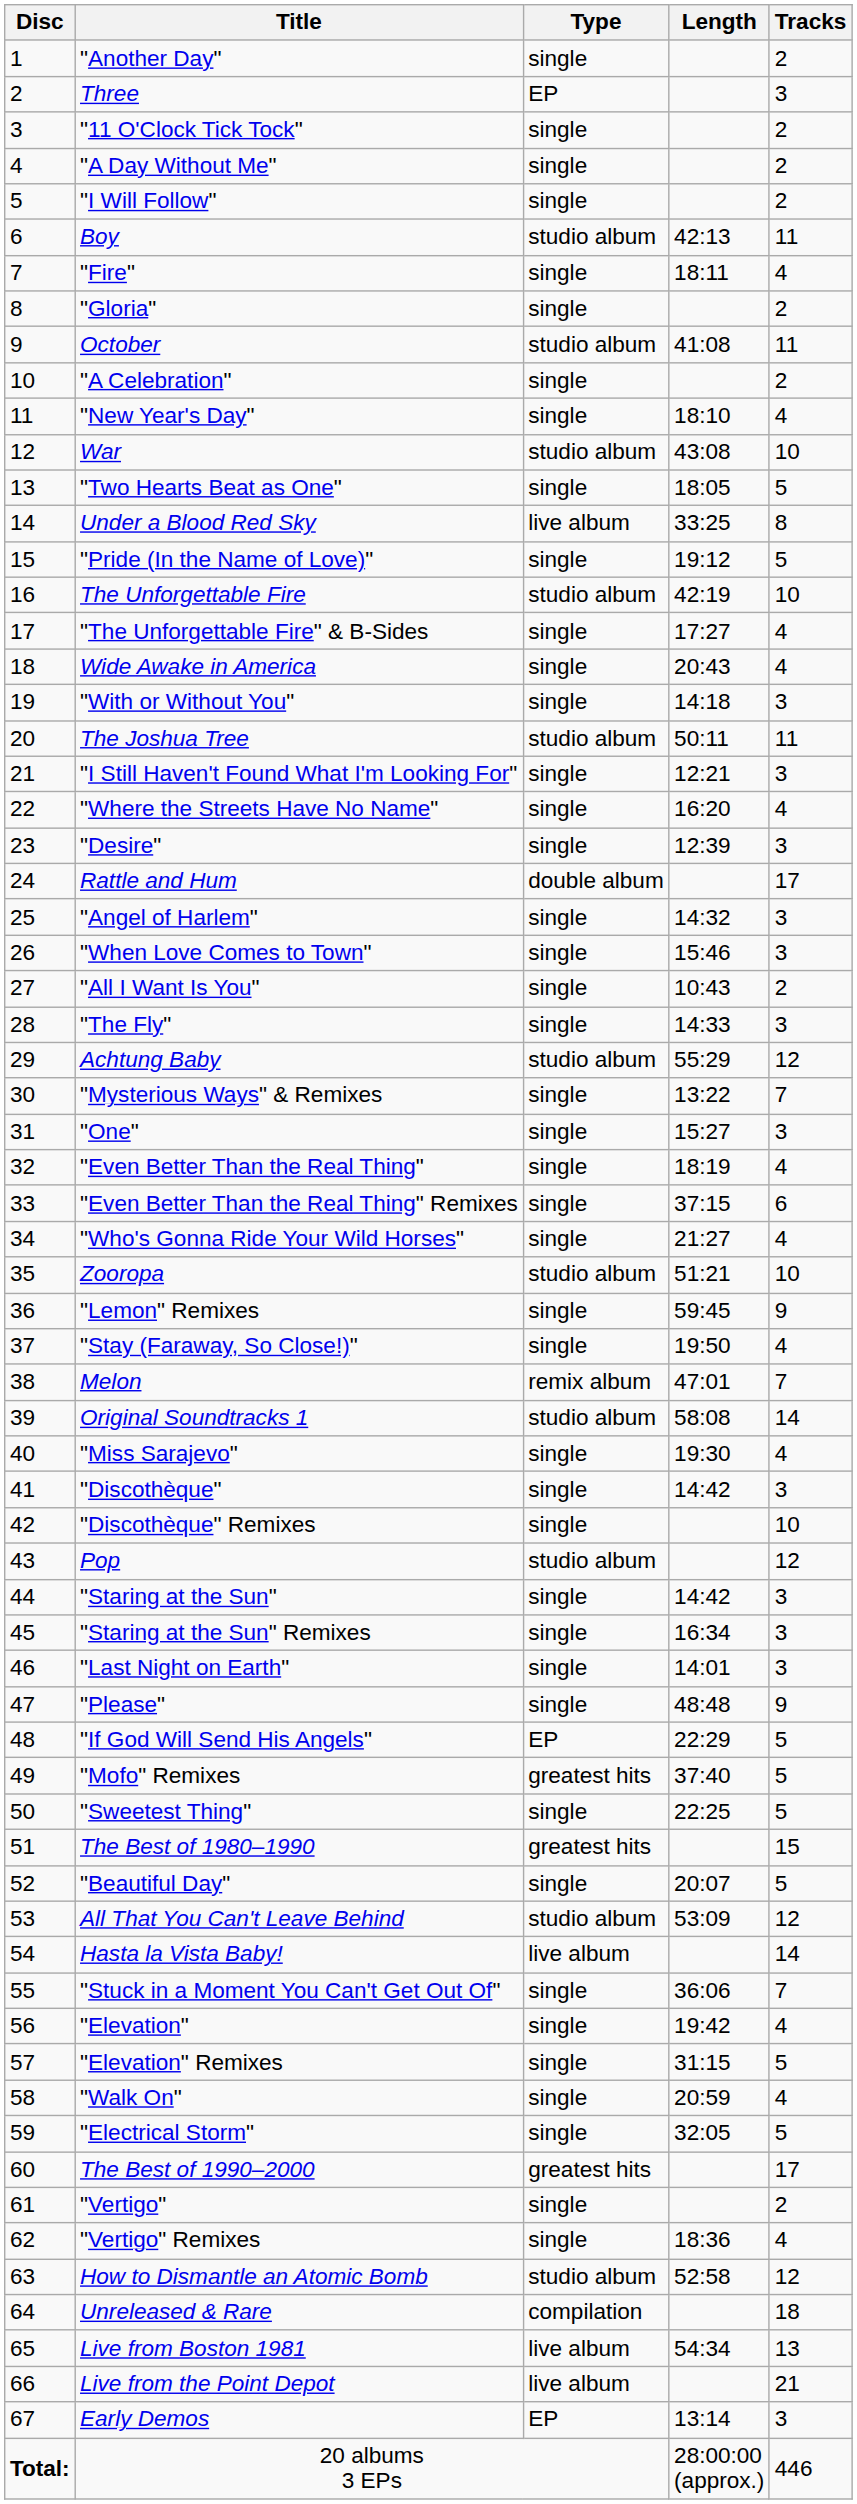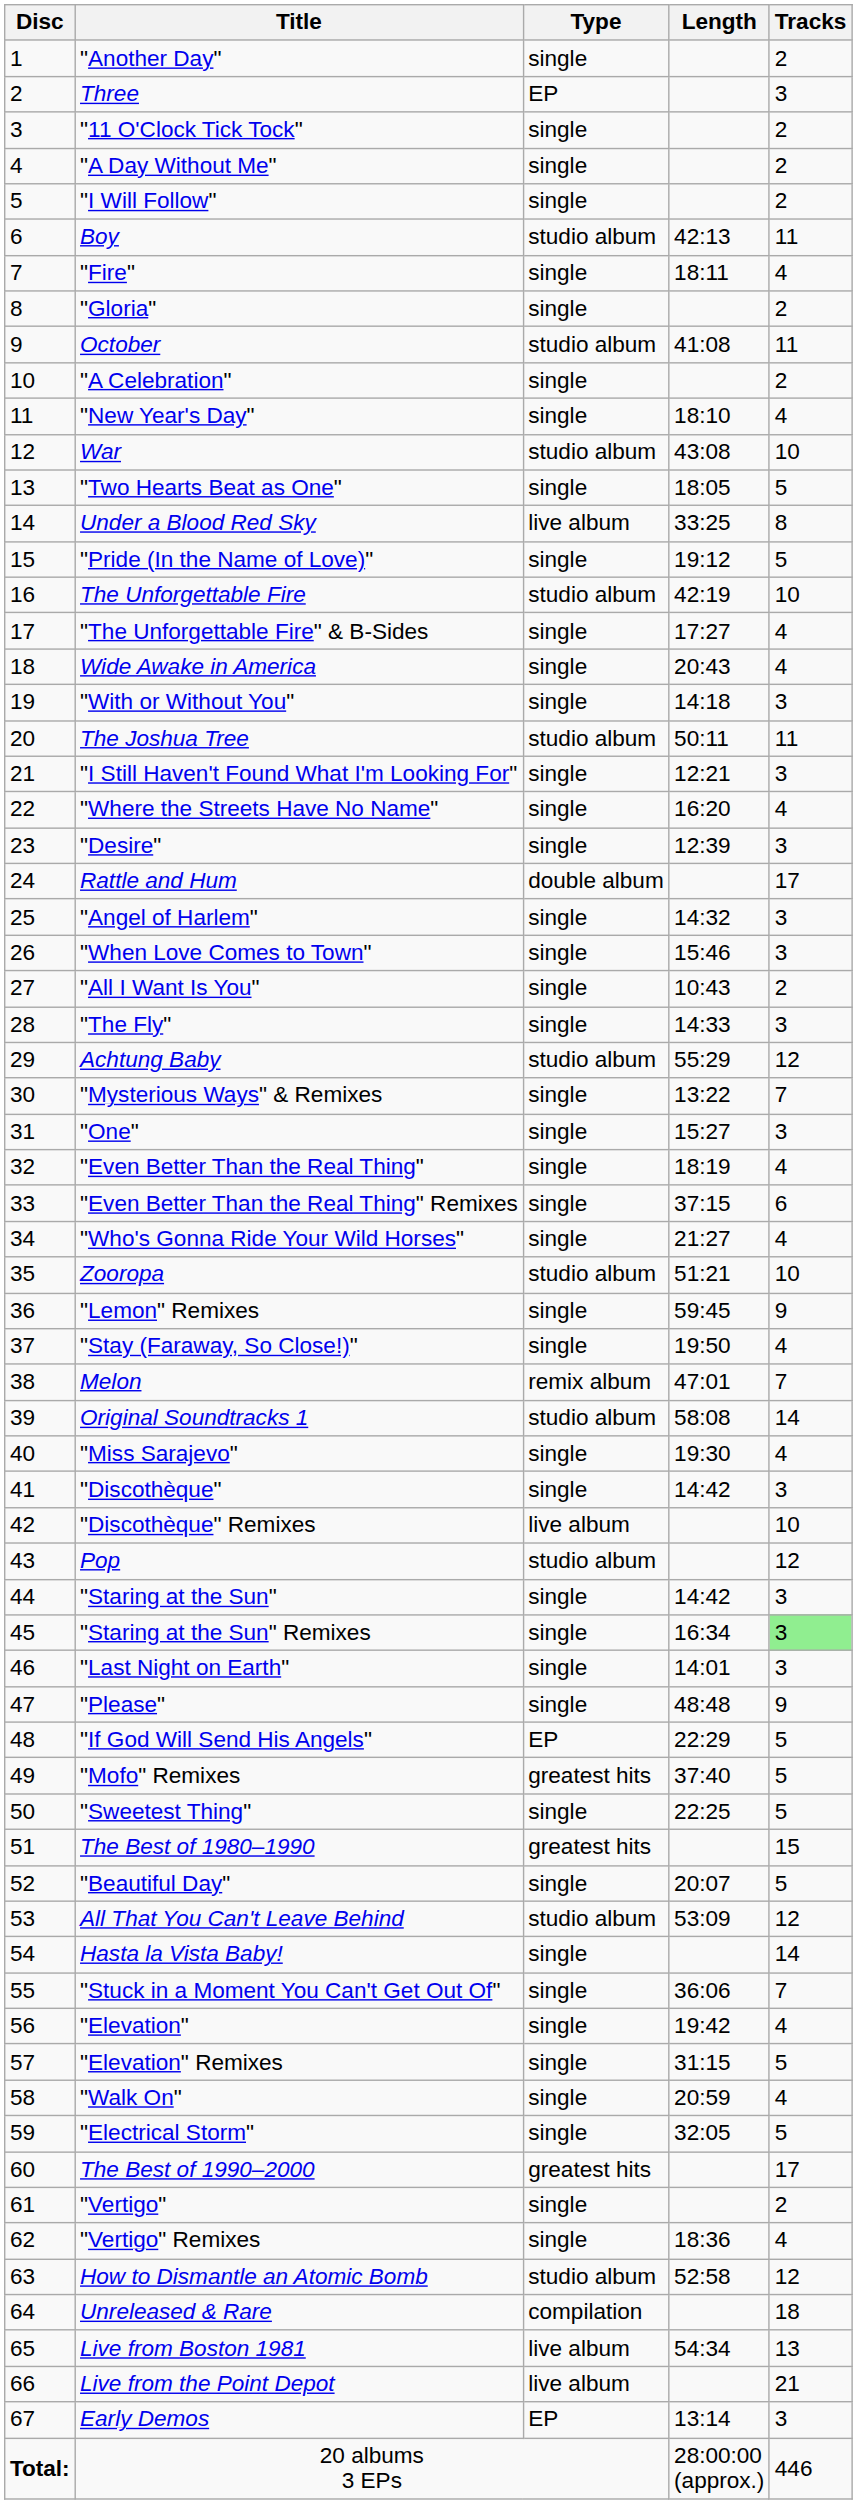(558, 1525) single -> (579, 1525) live album
(781, 1632) no background -> (781, 1632) lightgreen background
(579, 1954) live album -> (558, 1954) single
